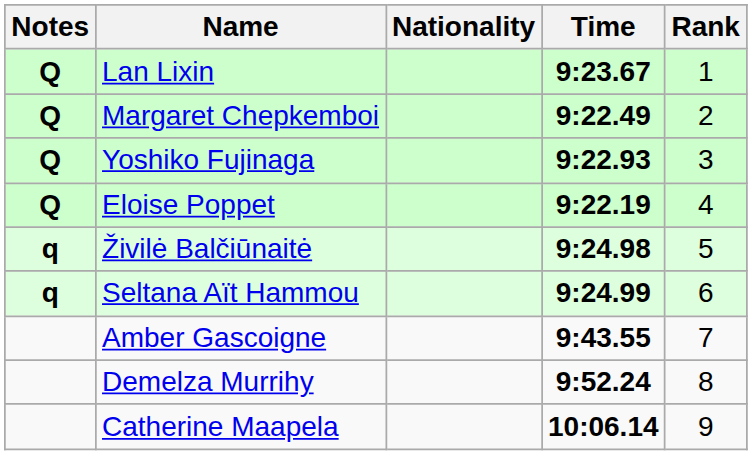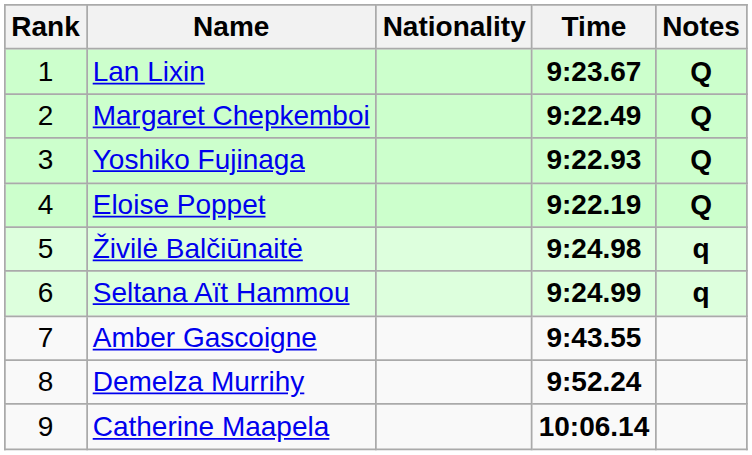columns swapped: (706, 26) <-> (50, 26)
